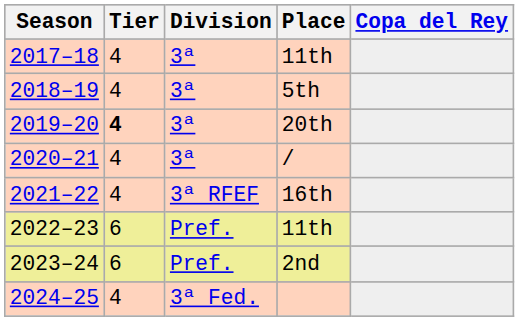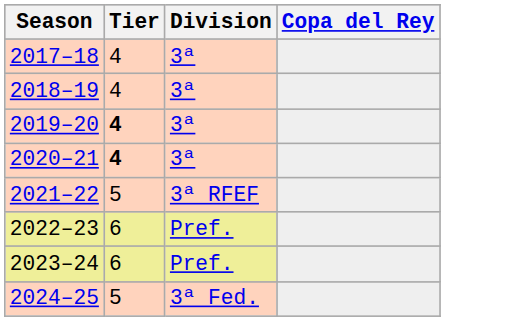- column: (314, 22)
(115, 160) normal -> (115, 160) bold
(115, 195) 4 -> (115, 195) 5
(115, 298) 4 -> (115, 298) 5
